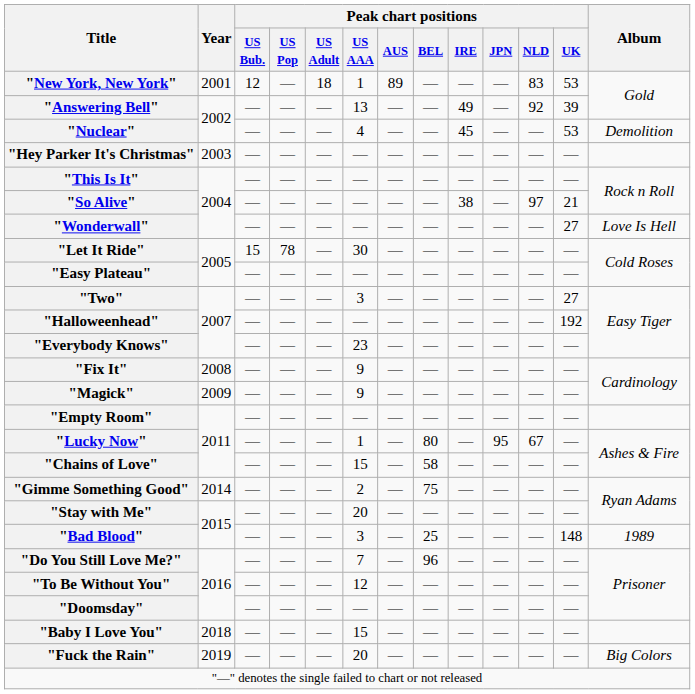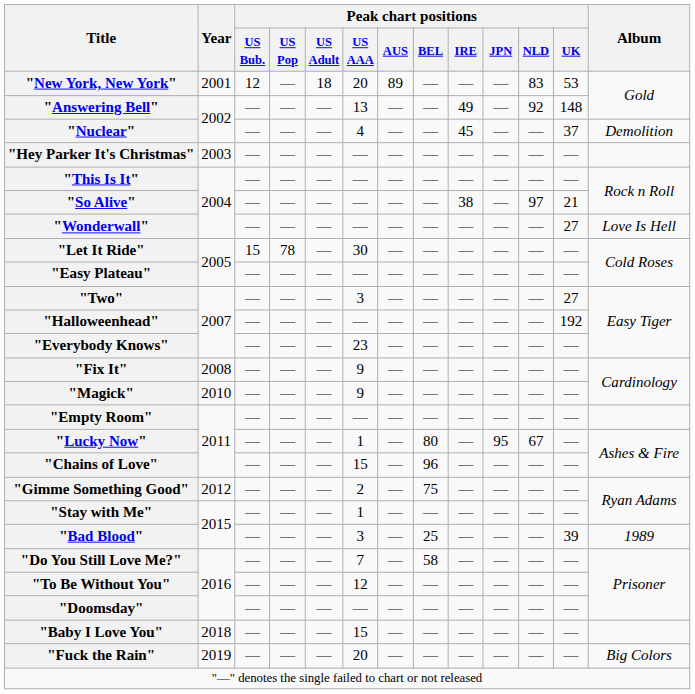(360, 83) 1 -> (360, 83) 20
(571, 107) 39 -> (571, 107) 148
(571, 130) 53 -> (571, 130) 37
(216, 393) 2009 -> (216, 393) 2010
(431, 464) 58 -> (431, 464) 96
(216, 488) 2014 -> (216, 488) 2012
(360, 512) 20 -> (360, 512) 1
(571, 536) 148 -> (571, 536) 39
(431, 560) 96 -> (431, 560) 58
